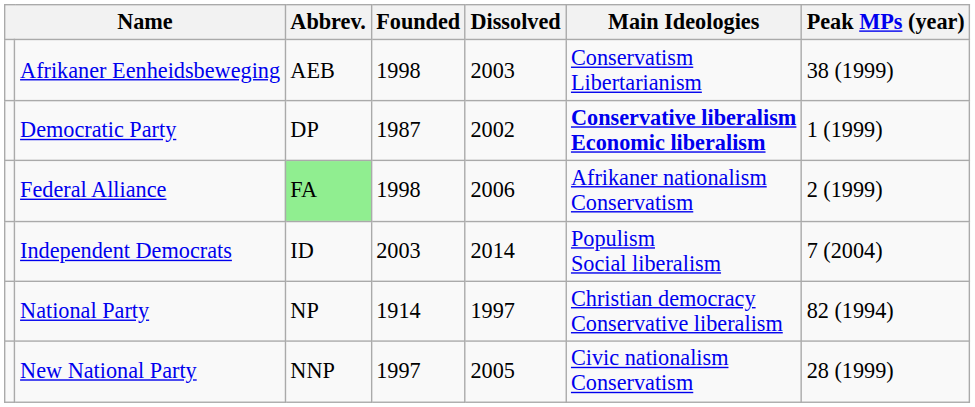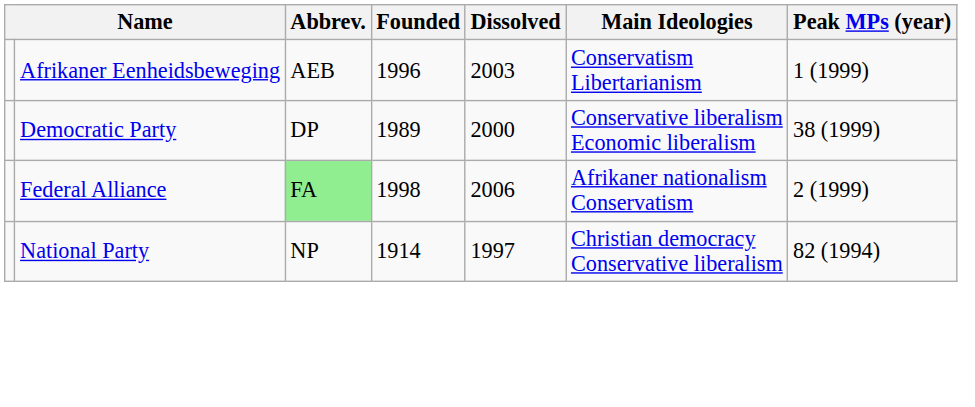(398, 69) 1998 -> (398, 69) 1996
(850, 69) 38 (1999) -> (831, 69) 1 (1999)
(398, 130) 1987 -> (398, 130) 1989
(493, 130) 2002 -> (493, 130) 2000
(684, 130) bold -> (677, 130) normal
(845, 130) 1 (1999) -> (837, 130) 38 (1999)
- row: (126, 250)
- row: (108, 371)
